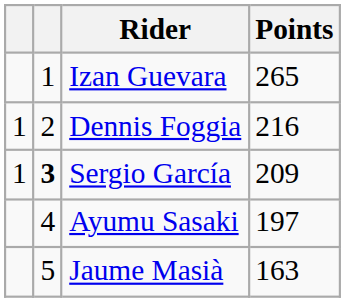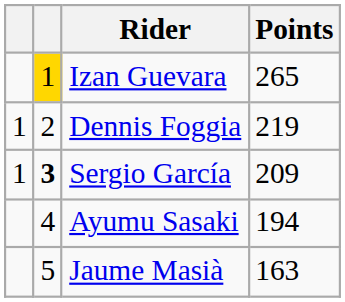(48, 76) no background -> (48, 76) gold background
(277, 125) 216 -> (277, 125) 219
(277, 222) 197 -> (277, 222) 194
